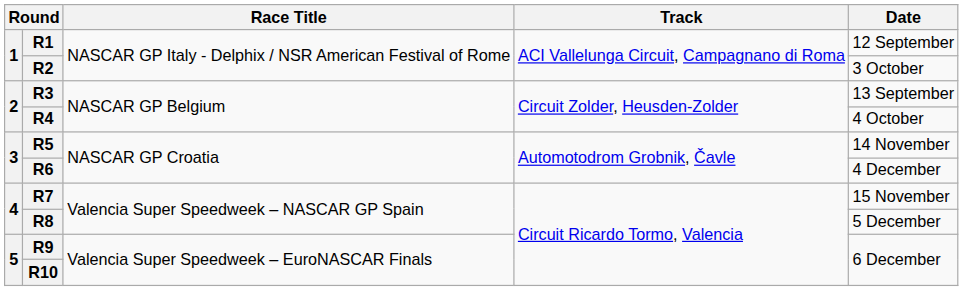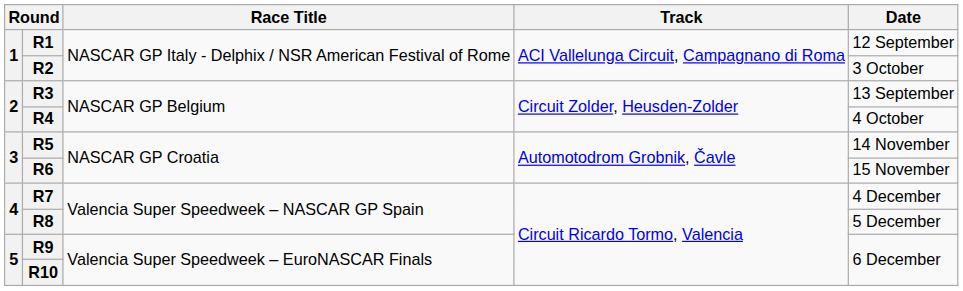(897, 170) 4 December -> (901, 170) 15 November
(901, 196) 15 November -> (897, 196) 4 December
